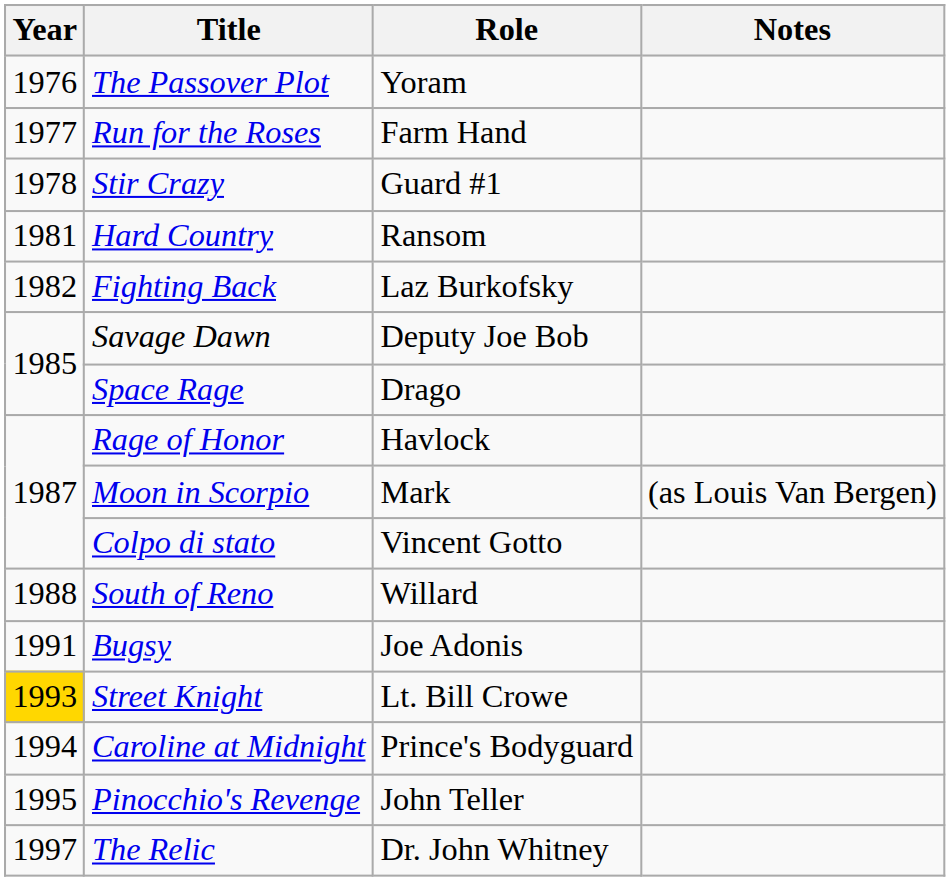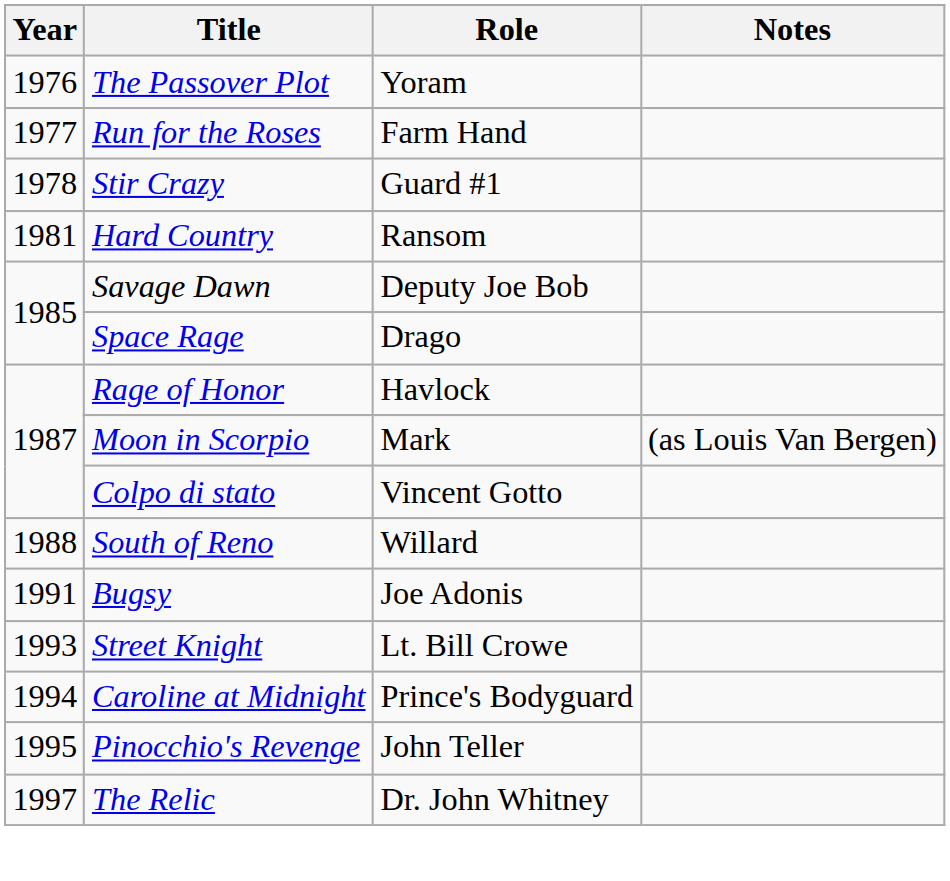- row: (184, 286)
(45, 696) gold background -> (45, 645) no background
